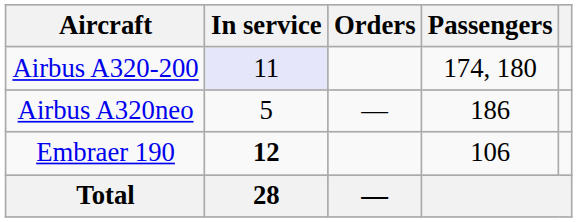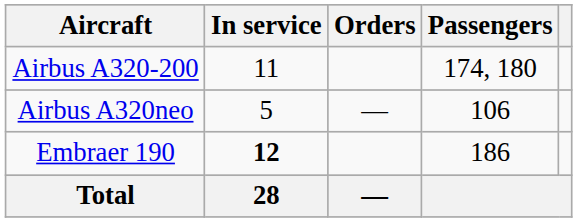(266, 68) lavender background -> (266, 68) no background
(490, 110) 186 -> (490, 110) 106
(490, 152) 106 -> (490, 152) 186
